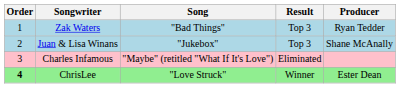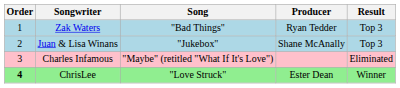columns swapped: (360, 12) <-> (300, 12)
